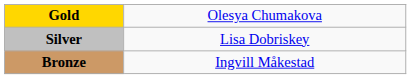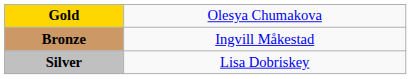rows swapped: (64, 39) <-> (64, 62)
